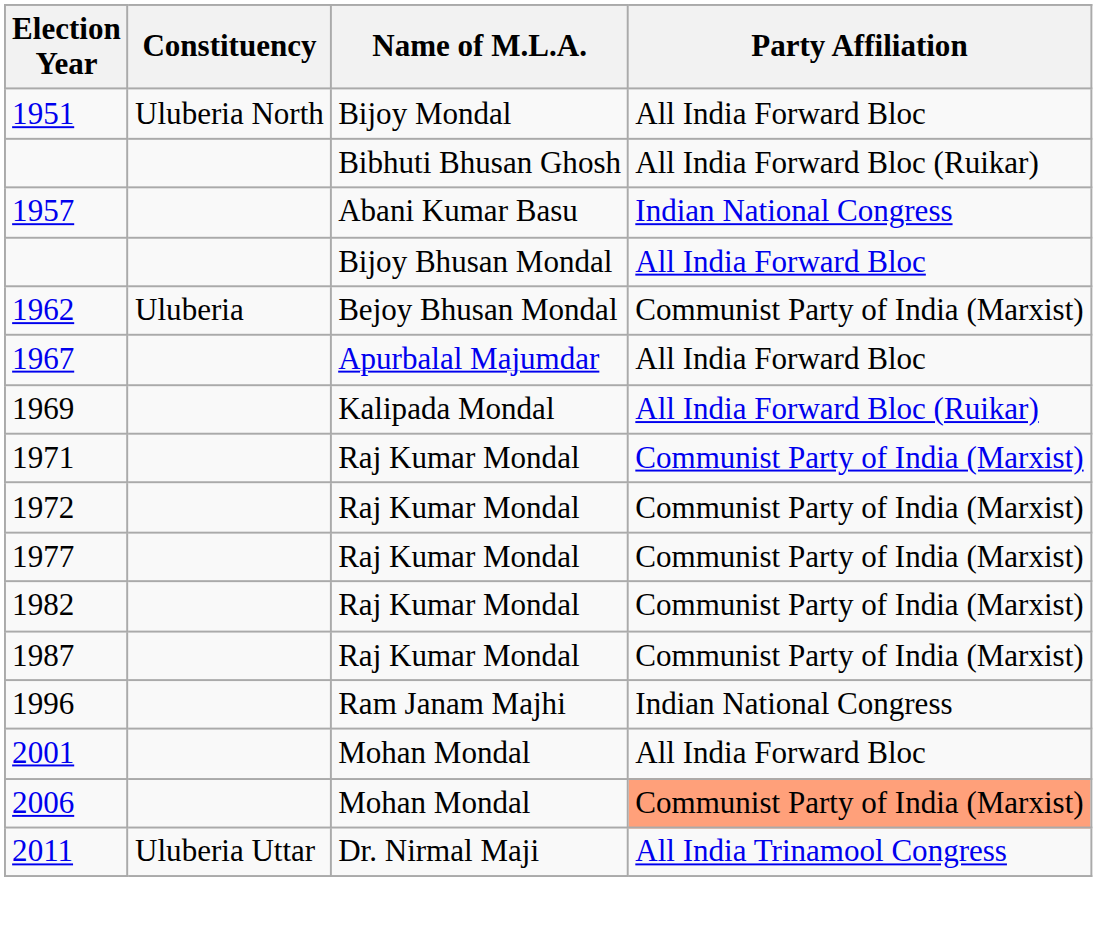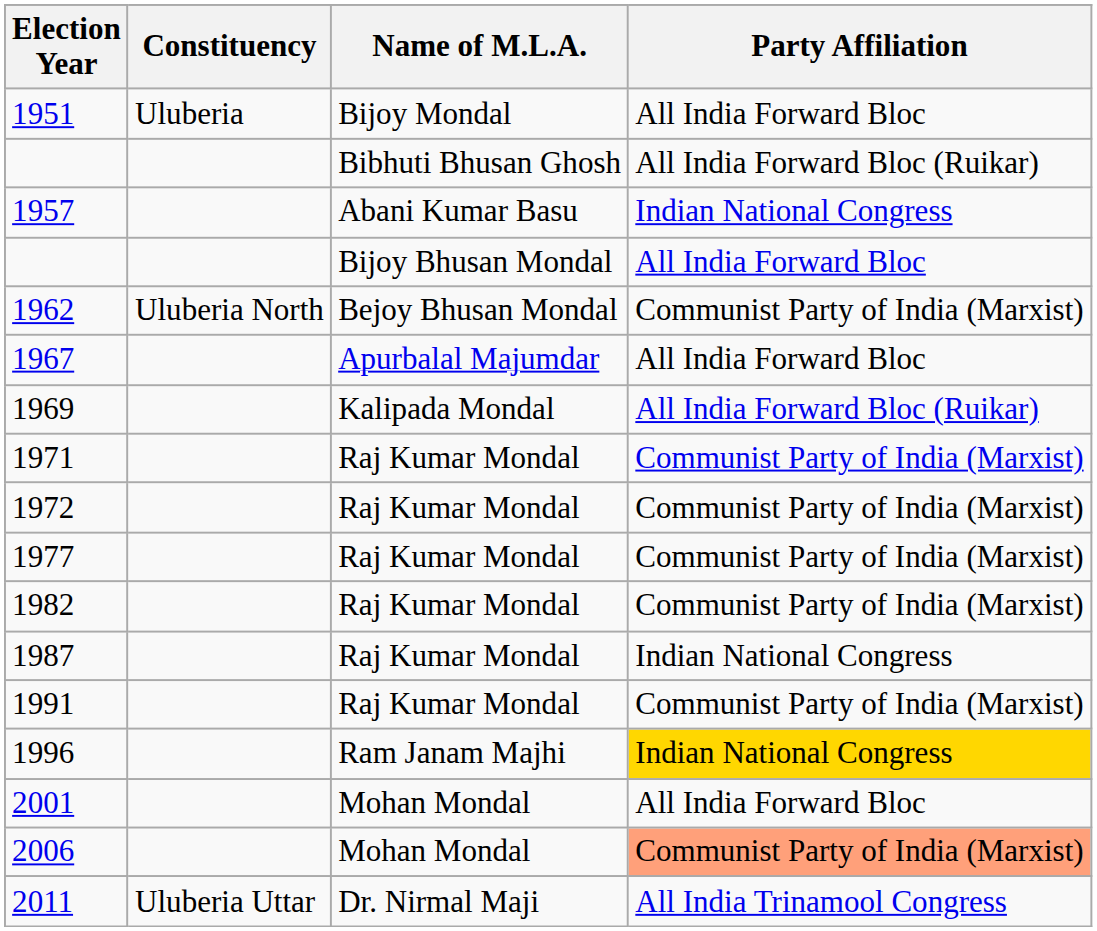(229, 113) Uluberia North -> (189, 113) Uluberia
(189, 310) Uluberia -> (229, 310) Uluberia North
(859, 654) Communist Party of India (Marxist) -> (794, 654) Indian National Congress
+ row: (43, 703)
(794, 703) no background -> (794, 753) gold background
